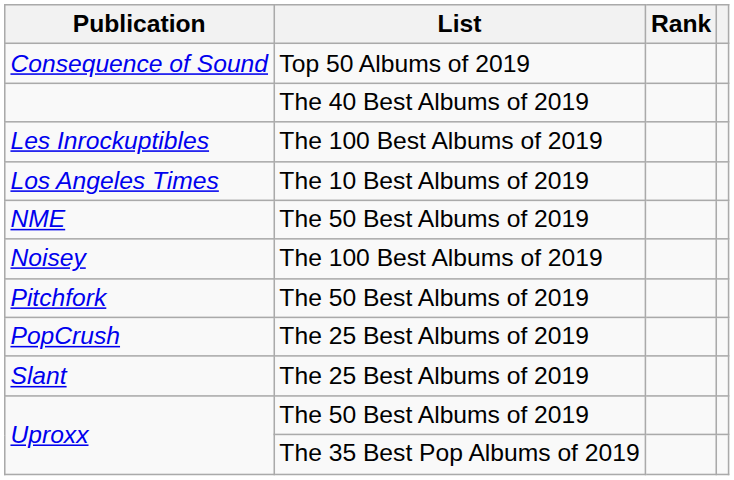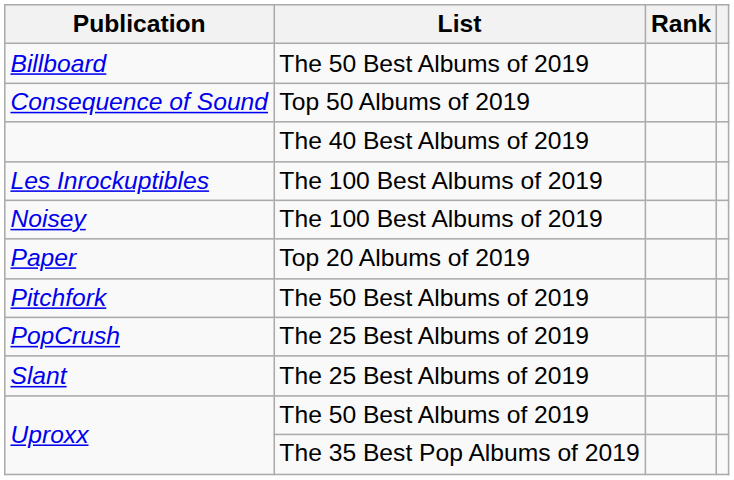+ row: (58, 63)
- row: (115, 180)
- row: (38, 219)
+ row: (43, 258)
